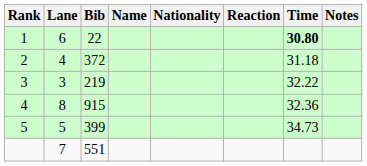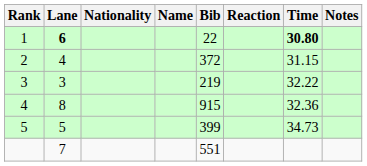columns swapped: (95, 15) <-> (187, 15)
(62, 37) normal -> (62, 37) bold
(303, 60) 31.18 -> (303, 60) 31.15
